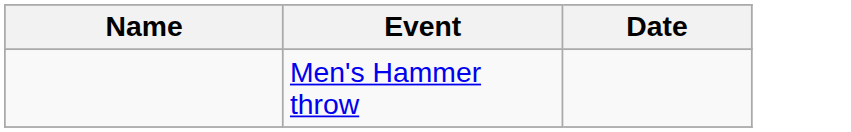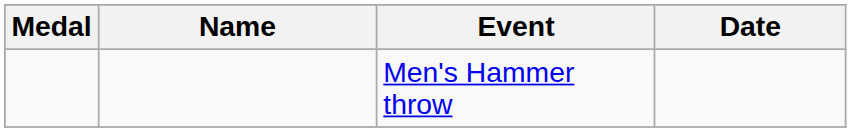+ column: (52, 26)
